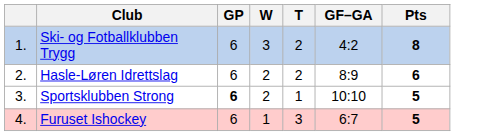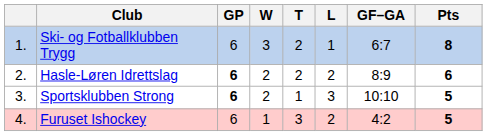+ column: (331, 15)
(349, 45) 4:2 -> (381, 45) 6:7
(234, 75) normal -> (234, 75) bold
(349, 119) 6:7 -> (381, 119) 4:2
